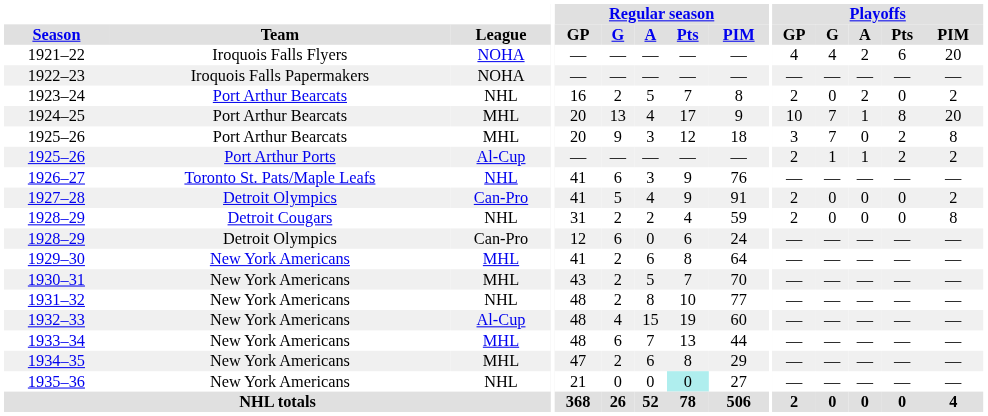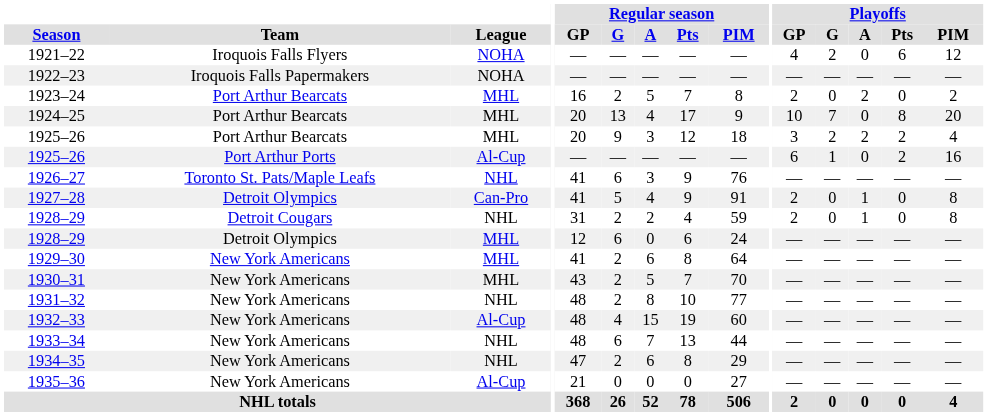(832, 54) 4 -> (832, 54) 2
(865, 54) 2 -> (865, 54) 0
(953, 54) 20 -> (953, 54) 12
(501, 95) NHL -> (501, 95) MHL
(865, 116) 1 -> (865, 116) 0
(832, 136) 7 -> (832, 136) 2
(865, 136) 0 -> (865, 136) 2
(953, 136) 8 -> (953, 136) 4
(794, 156) 2 -> (794, 156) 6
(865, 156) 1 -> (865, 156) 0
(953, 156) 2 -> (953, 156) 16
(865, 197) 0 -> (865, 197) 1
(953, 197) 2 -> (953, 197) 8
(865, 218) 0 -> (865, 218) 1
(501, 238) Can-Pro -> (501, 238) MHL
(501, 340) MHL -> (501, 340) NHL
(501, 360) MHL -> (501, 360) NHL
(501, 381) NHL -> (501, 381) Al-Cup
(688, 381) paleturquoise background -> (688, 381) no background
